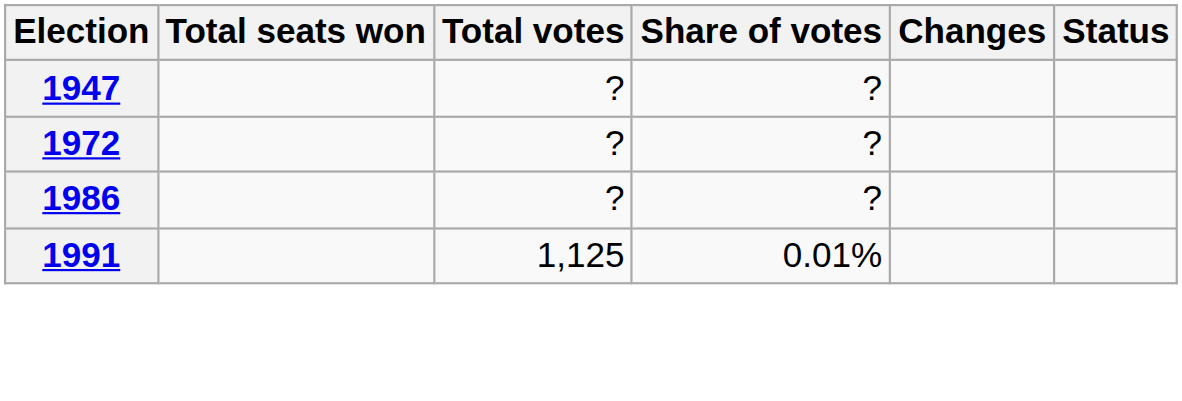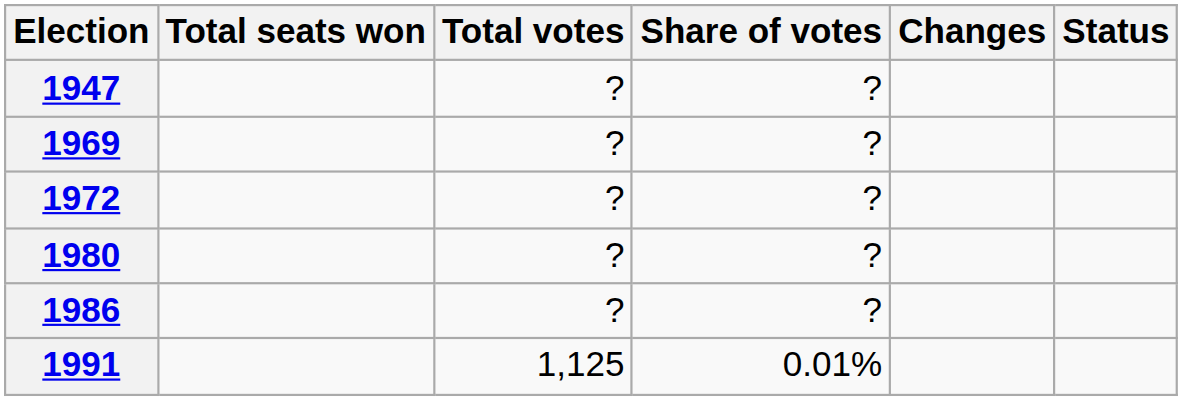+ row: (81, 143)
+ row: (81, 254)
